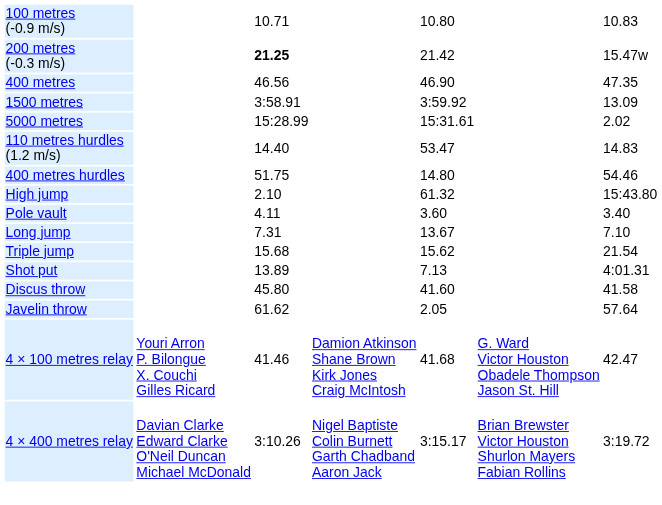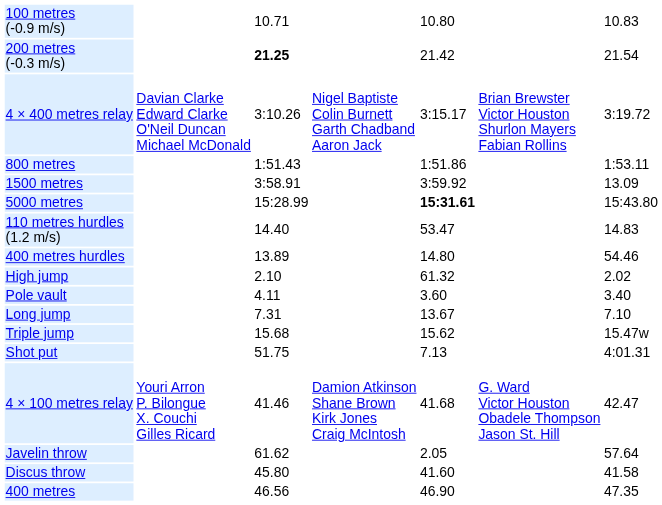(626, 56) 15.47w -> (621, 56) 21.54
rows swapped: (40, 83) <-> (69, 441)
+ row: (40, 164)
(447, 121) normal -> (447, 203) bold
(617, 121) 2.02 -> (631, 203) 15:43.80
(272, 175) 51.75 -> (272, 257) 13.89
(630, 194) 15:43.80 -> (617, 276) 2.02
(621, 251) 21.54 -> (626, 333) 15.47w
(272, 271) 13.89 -> (272, 352) 51.75
rows swapped: (45, 290) <-> (69, 359)
